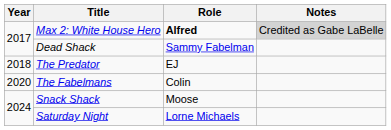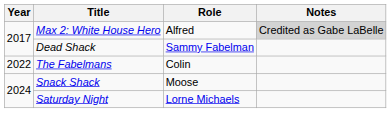(181, 30) bold -> (180, 30) normal
- row: (68, 64)
(19, 82) 2020 -> (19, 64) 2022
